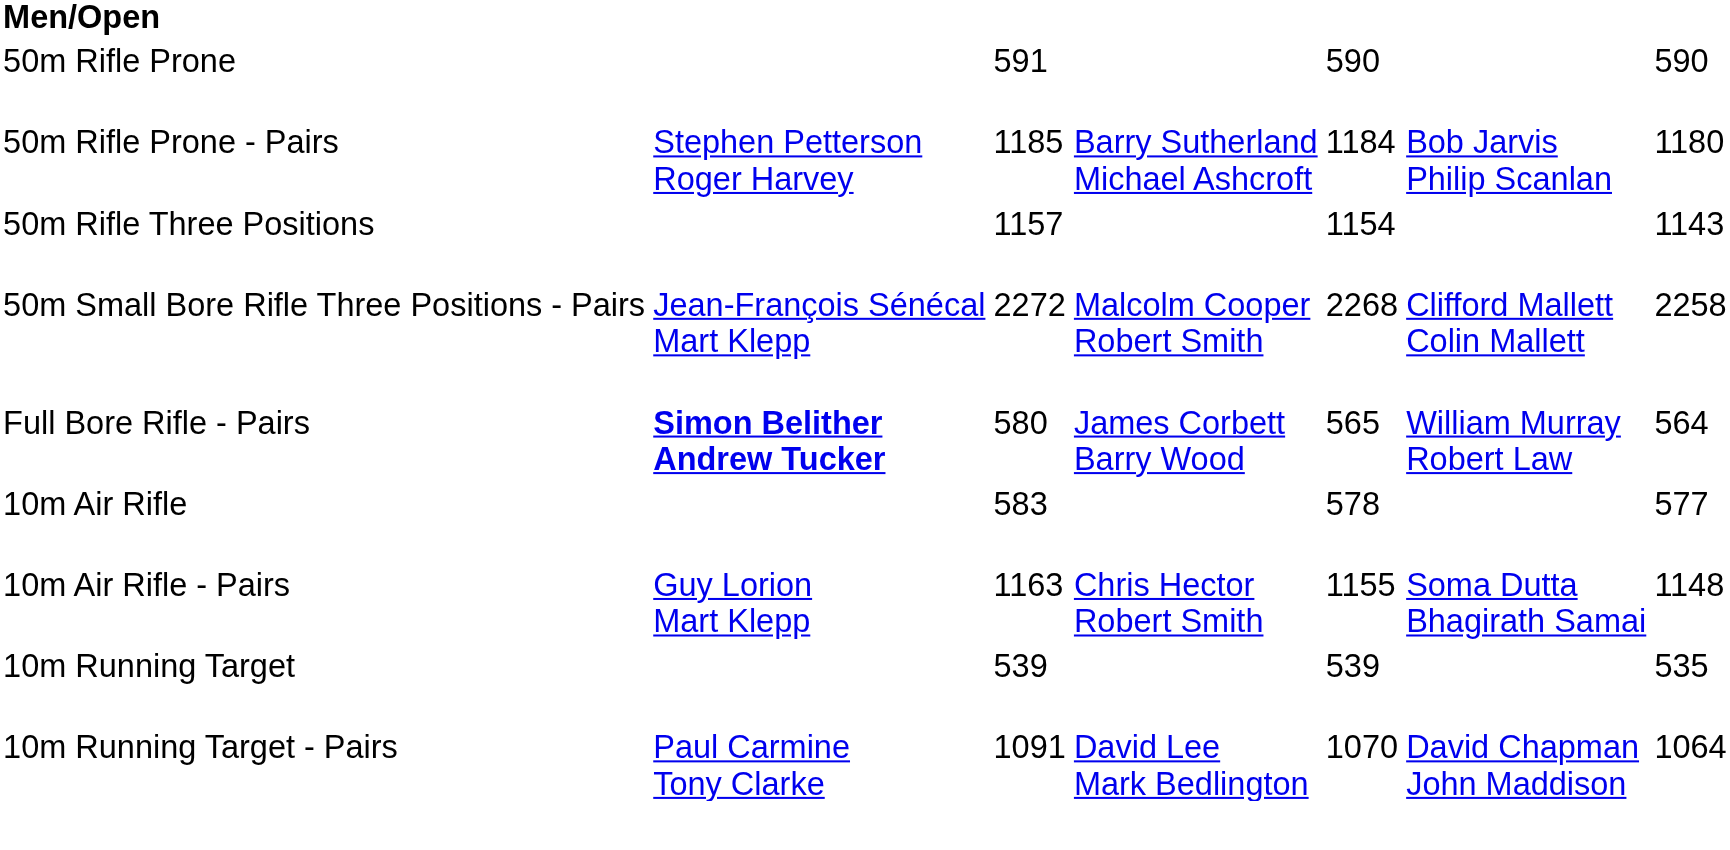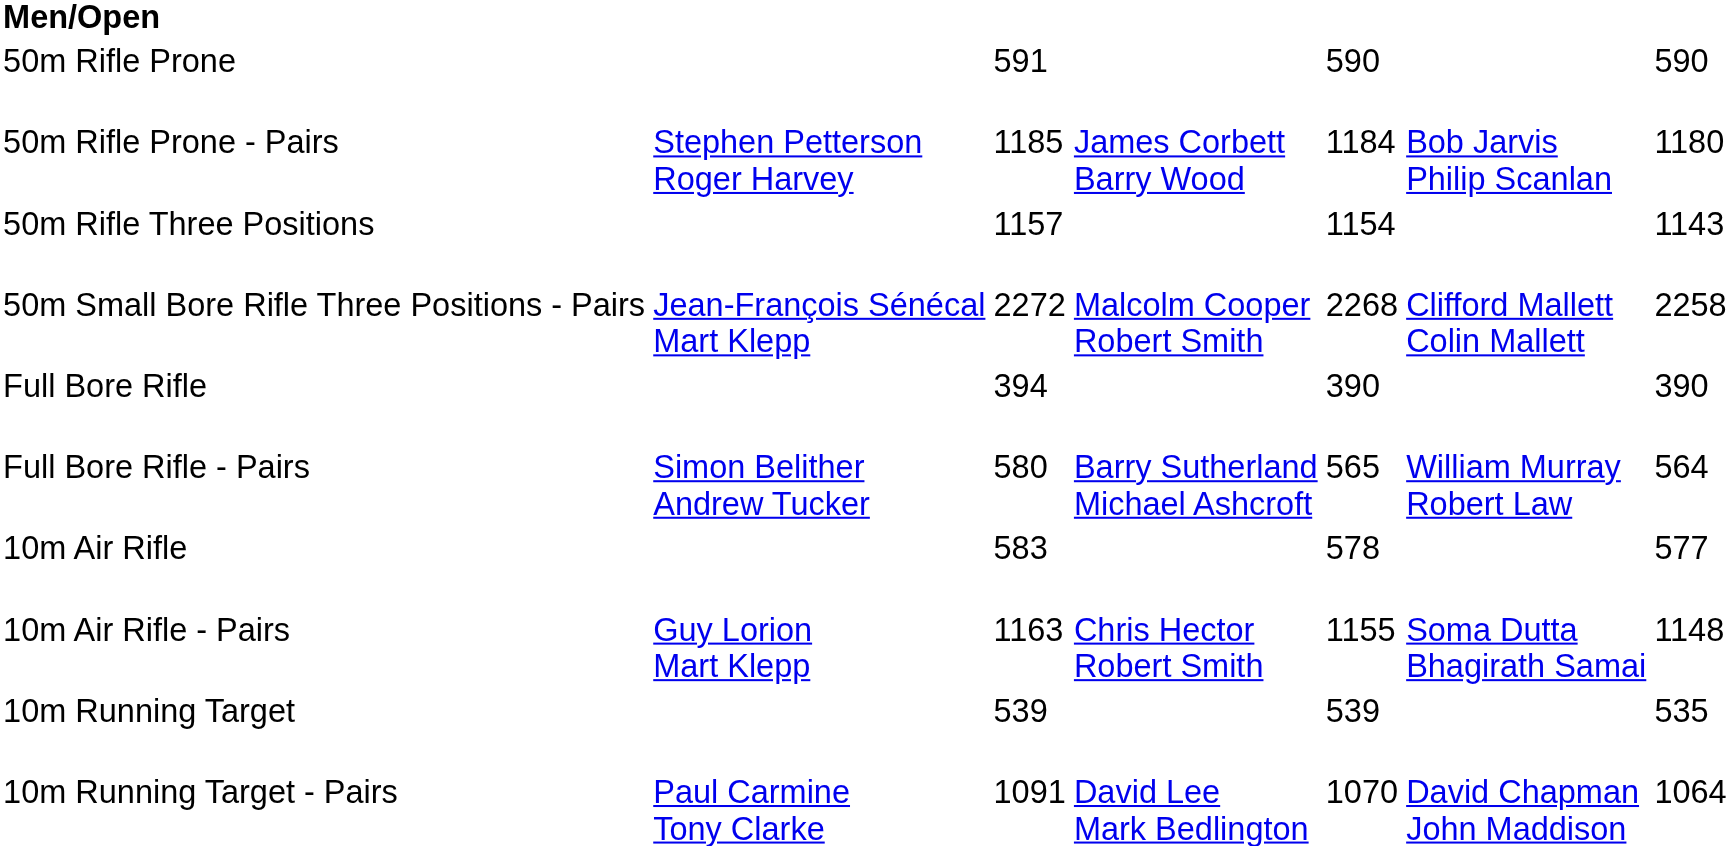(1196, 160) Barry Sutherland Michael Ashcroft -> (1180, 160) James Corbett Barry Wood
+ row: (105, 386)
(769, 441) bold -> (762, 485) normal
(1180, 441) James Corbett Barry Wood -> (1196, 485) Barry Sutherland Michael Ashcroft
